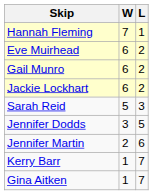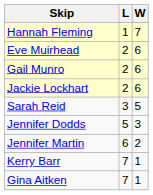columns swapped: (127, 13) <-> (142, 13)
